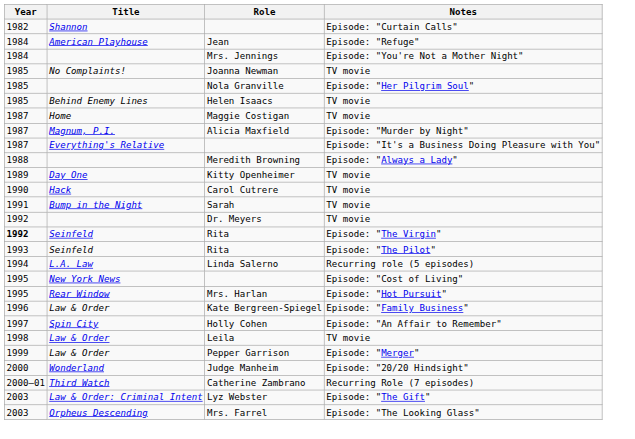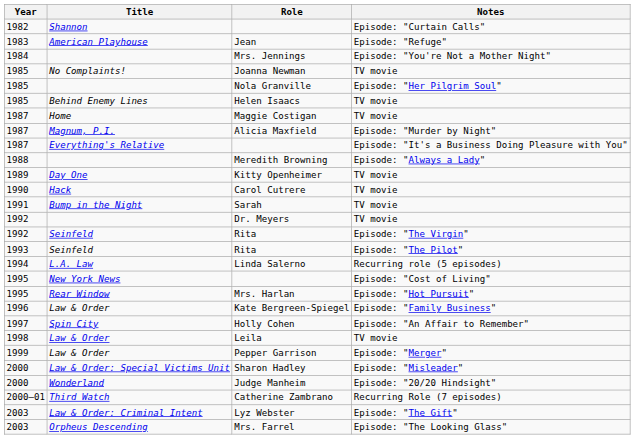(17, 41) 1984 -> (17, 41) 1983
(17, 234) bold -> (17, 234) normal
+ row: (270, 368)
